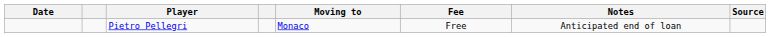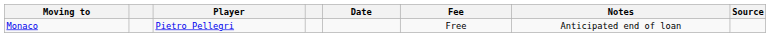columns swapped: (43, 11) <-> (338, 11)
